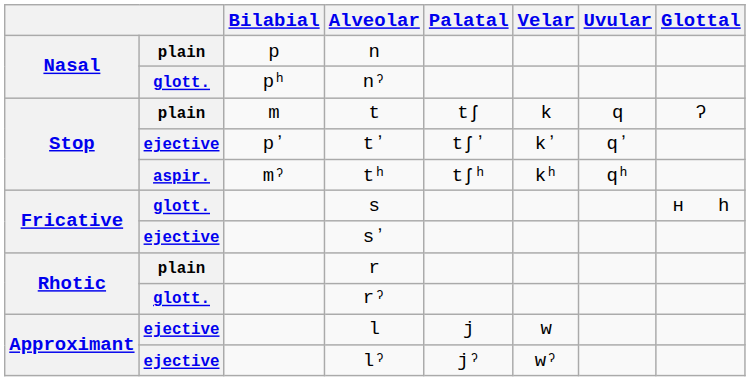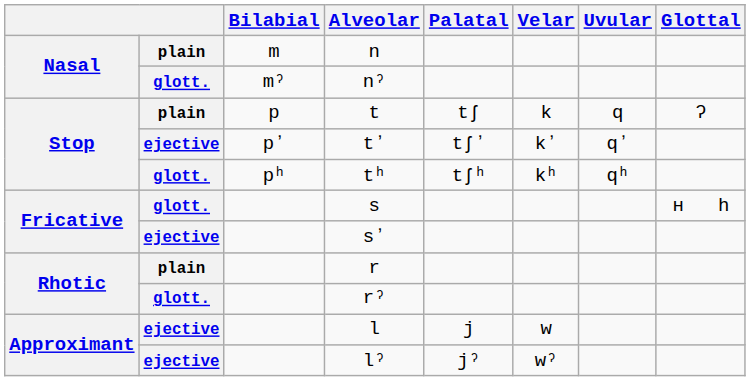(274, 51) p -> (274, 51) m
(274, 82) pʰ -> (274, 82) mˀ
(274, 113) m -> (274, 113) p
(182, 176) aspir. -> (182, 176) glott.
(274, 175) mˀ -> (274, 175) pʰ
